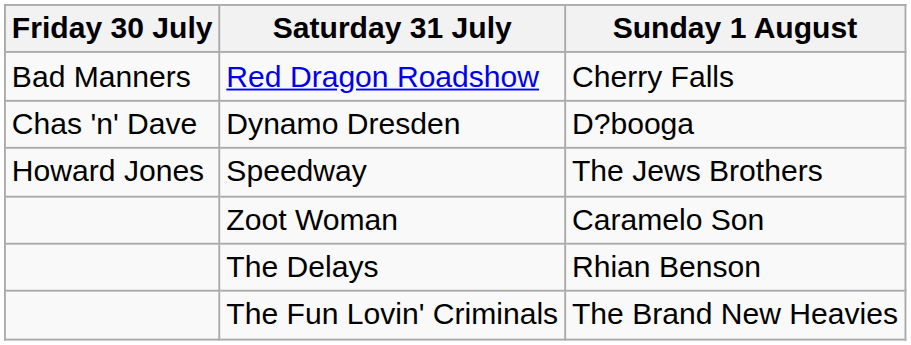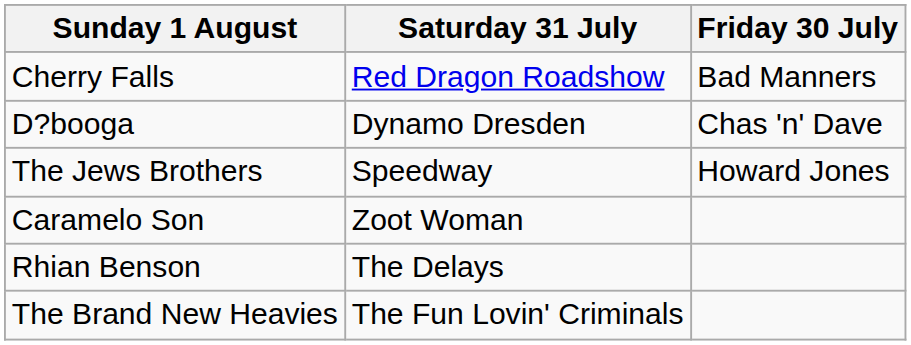columns swapped: (112, 28) <-> (735, 28)
